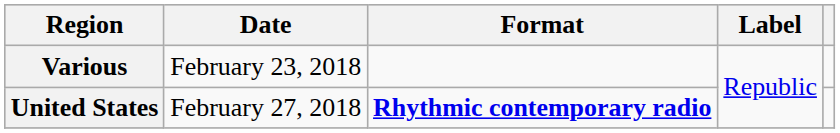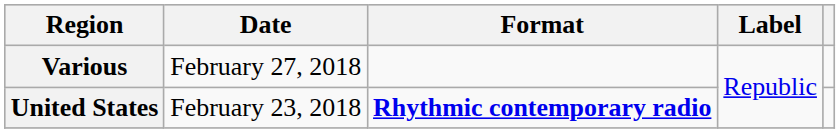(266, 66) February 23, 2018 -> (266, 66) February 27, 2018
(266, 107) February 27, 2018 -> (266, 107) February 23, 2018
